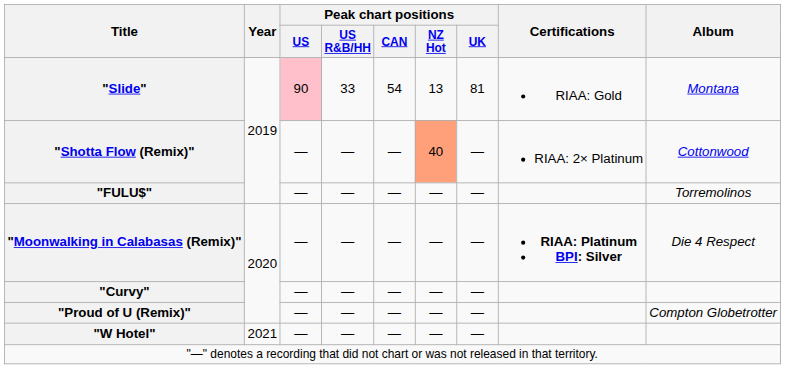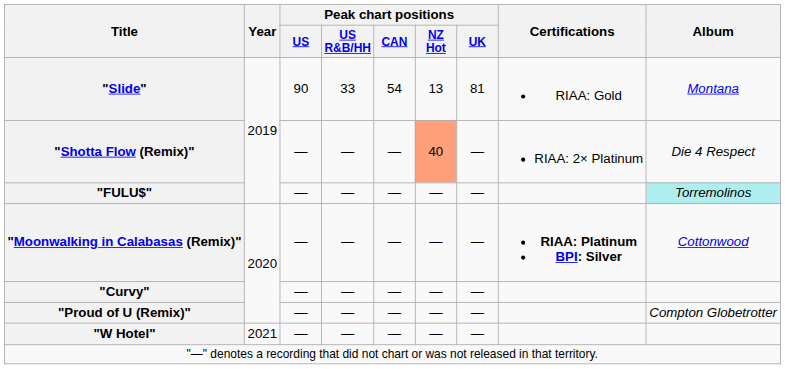(301, 89) pink background -> (301, 89) no background
(713, 151) Cottonwood -> (713, 151) Die 4 Respect
(713, 193) no background -> (713, 193) paleturquoise background
(713, 242) Die 4 Respect -> (713, 242) Cottonwood
